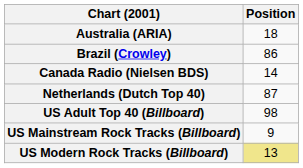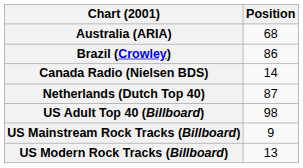(271, 34) 18 -> (271, 34) 68
(271, 152) khaki background -> (271, 152) no background
